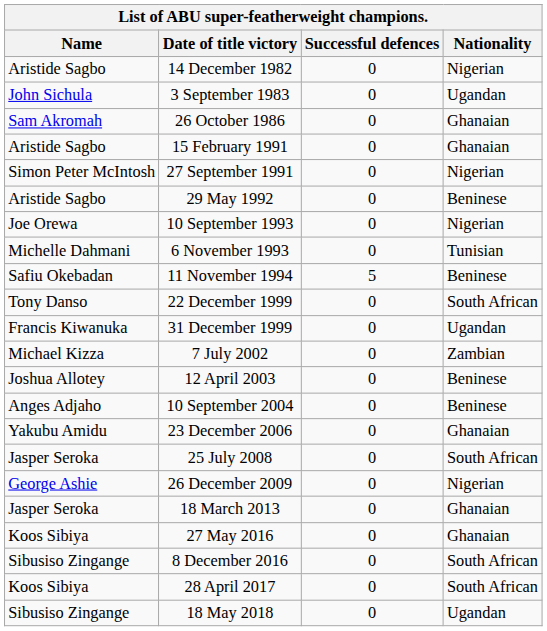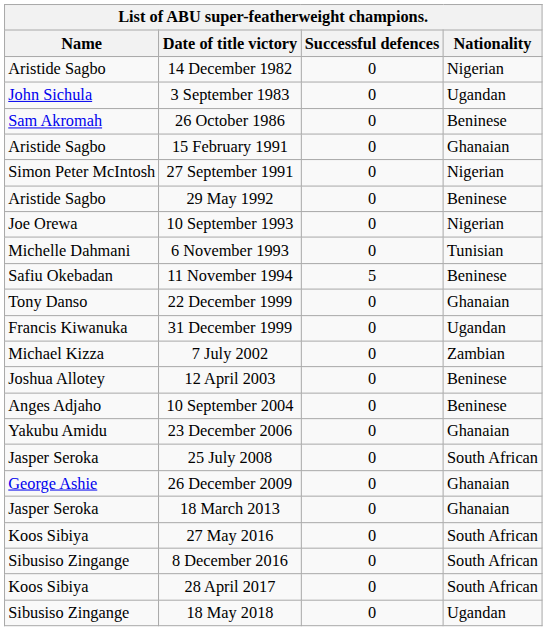(478, 120) Ghanaian -> (477, 120) Beninese
(492, 302) South African -> (478, 302) Ghanaian
(475, 483) Nigerian -> (478, 483) Ghanaian
(478, 535) Ghanaian -> (492, 535) South African
